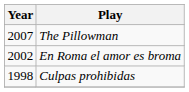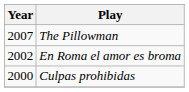(20, 76) 1998 -> (20, 76) 2000
